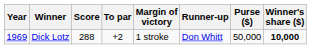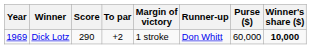(87, 37) 288 -> (87, 37) 290
(247, 37) 50,000 -> (247, 37) 60,000
